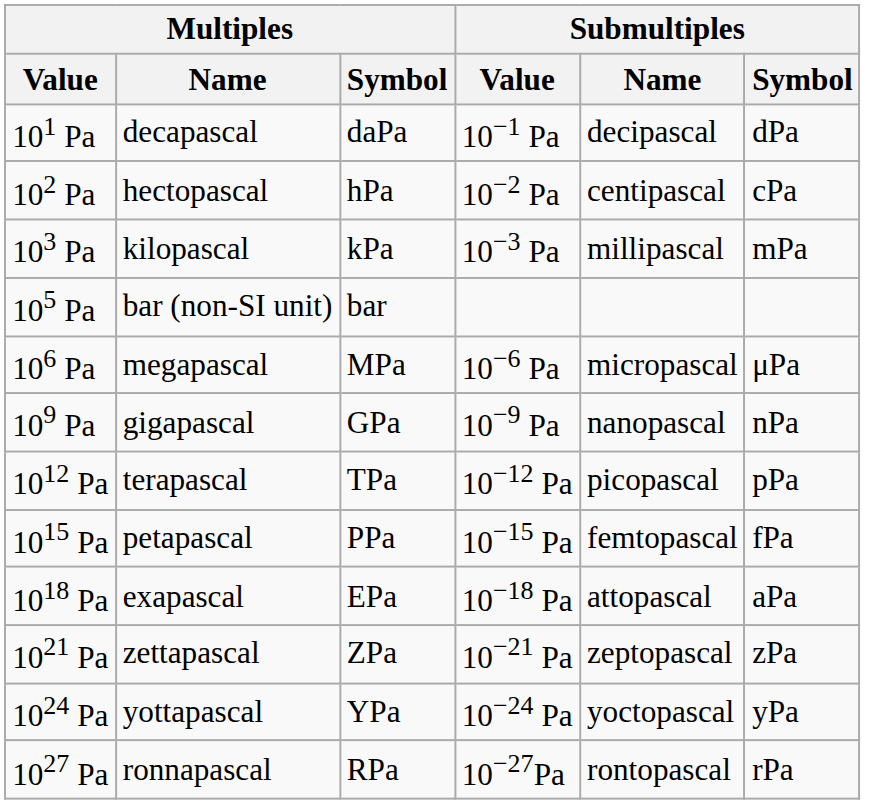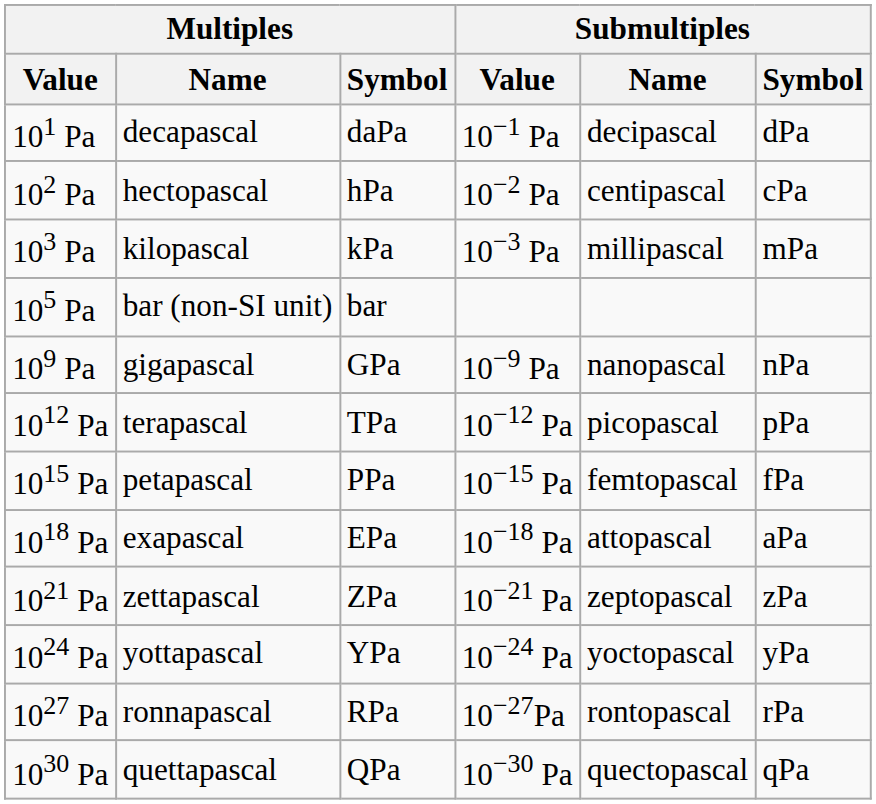- row: (54, 364)
+ row: (60, 769)
